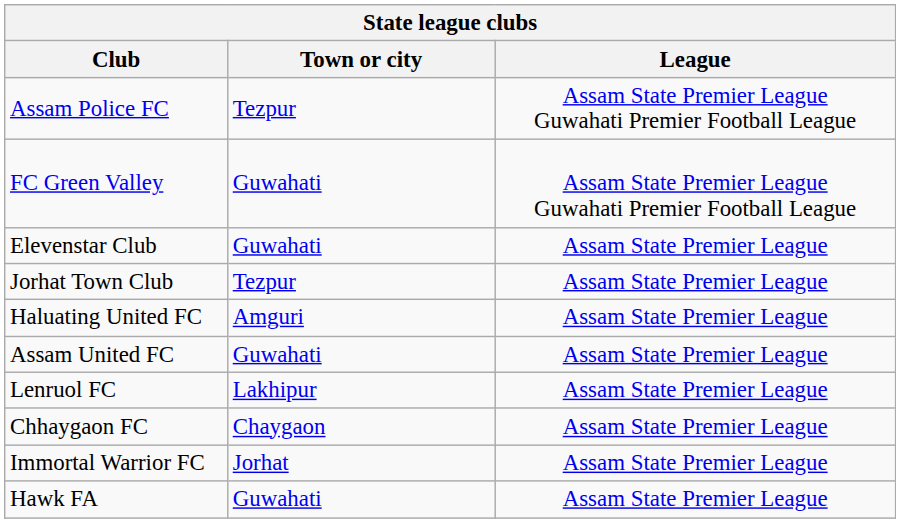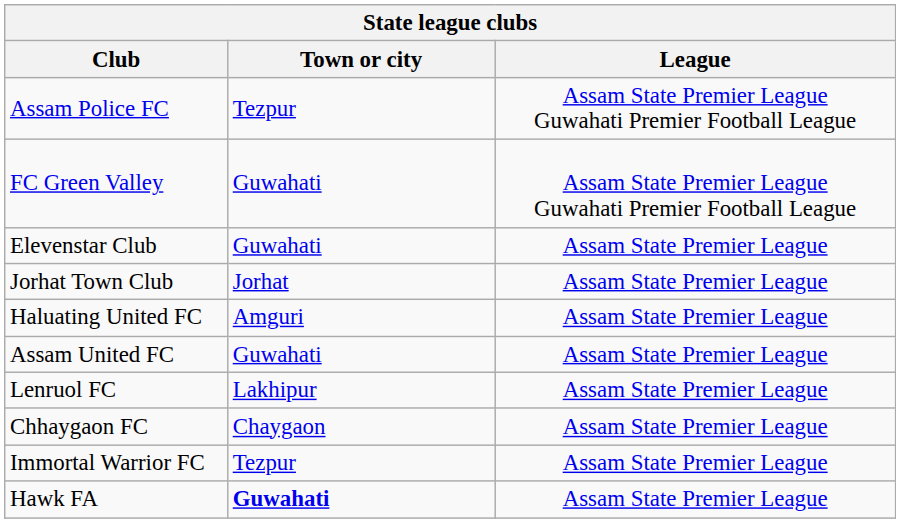(264, 281) Tezpur -> (261, 281) Jorhat
(261, 462) Jorhat -> (264, 462) Tezpur
(277, 499) normal -> (281, 499) bold
